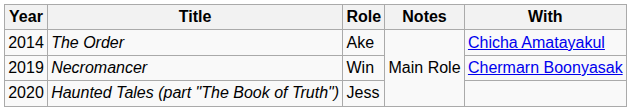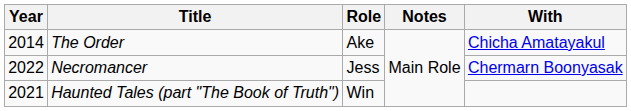(26, 67) 2019 -> (26, 67) 2022
(360, 67) Win -> (363, 67) Jess
(26, 93) 2020 -> (26, 93) 2021
(363, 93) Jess -> (360, 93) Win
